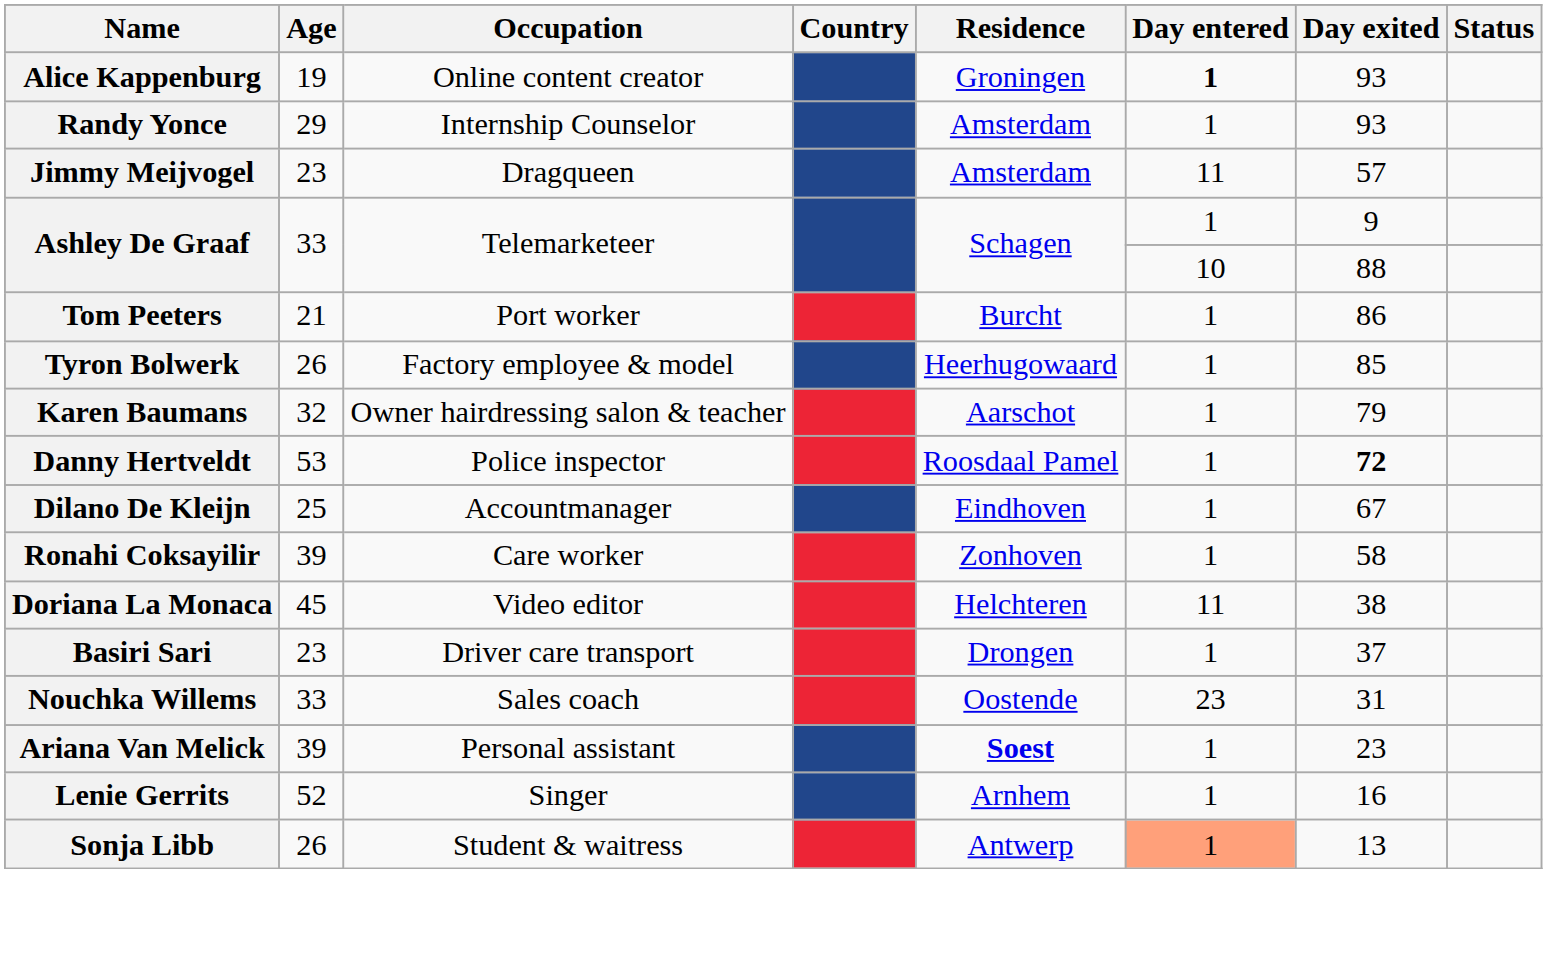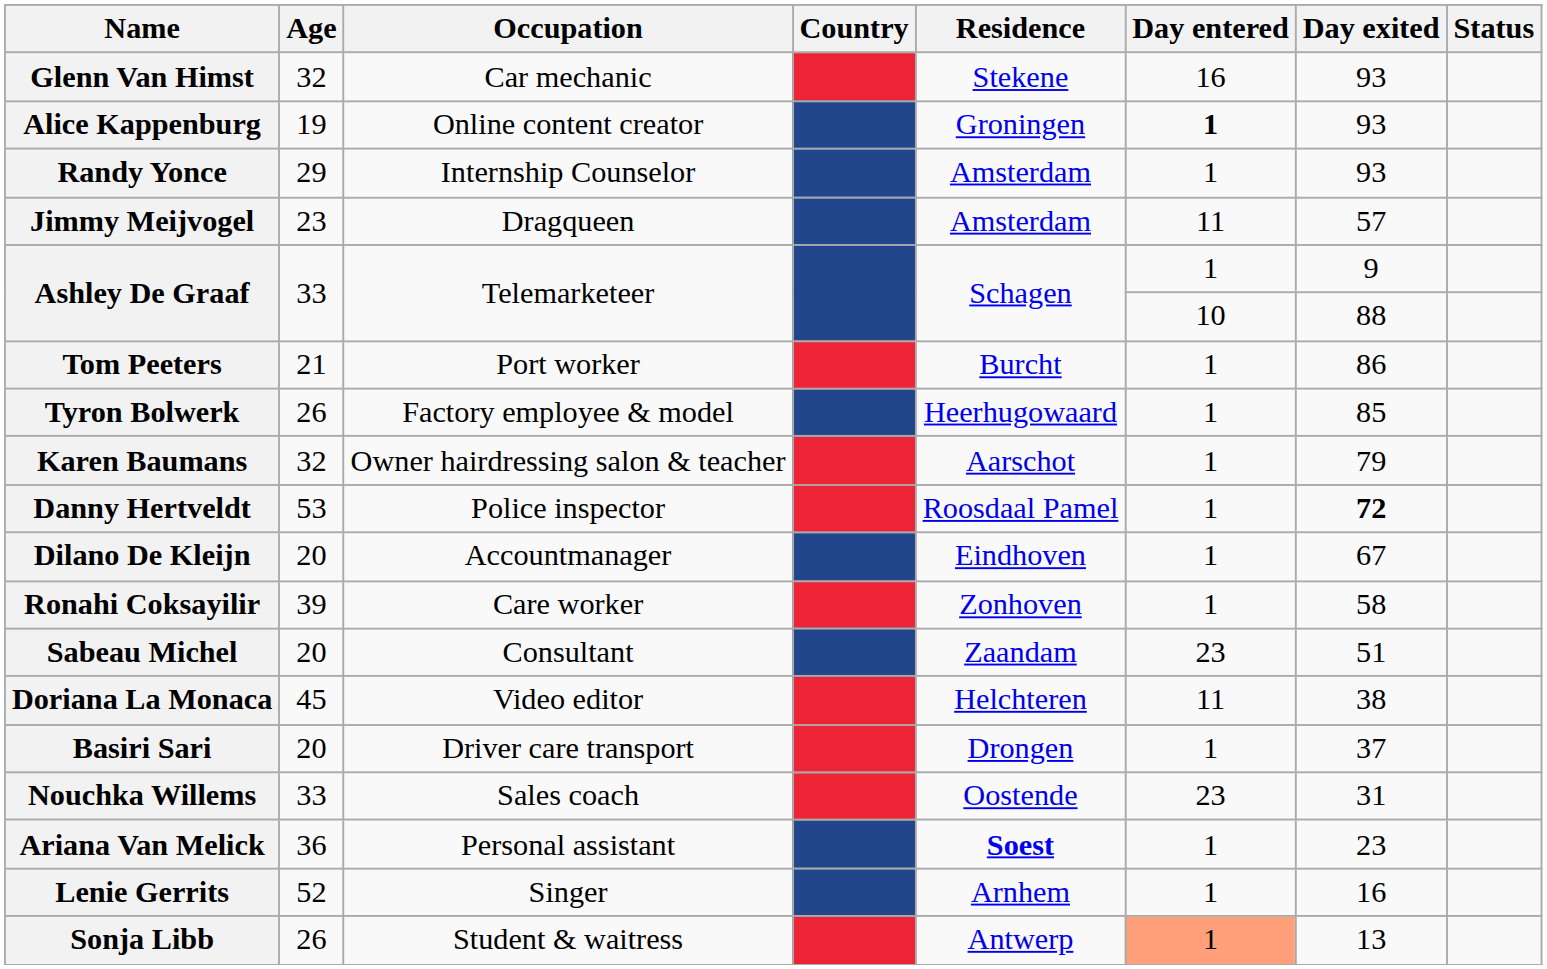+ row: (142, 76)
(311, 508) 25 -> (311, 556) 20
+ row: (142, 651)
(311, 651) 23 -> (311, 747) 20
(311, 747) 39 -> (311, 843) 36
